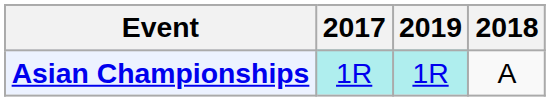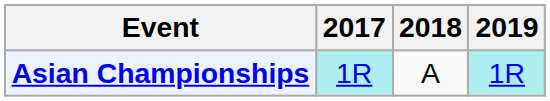columns swapped: (507, 28) <-> (431, 28)
